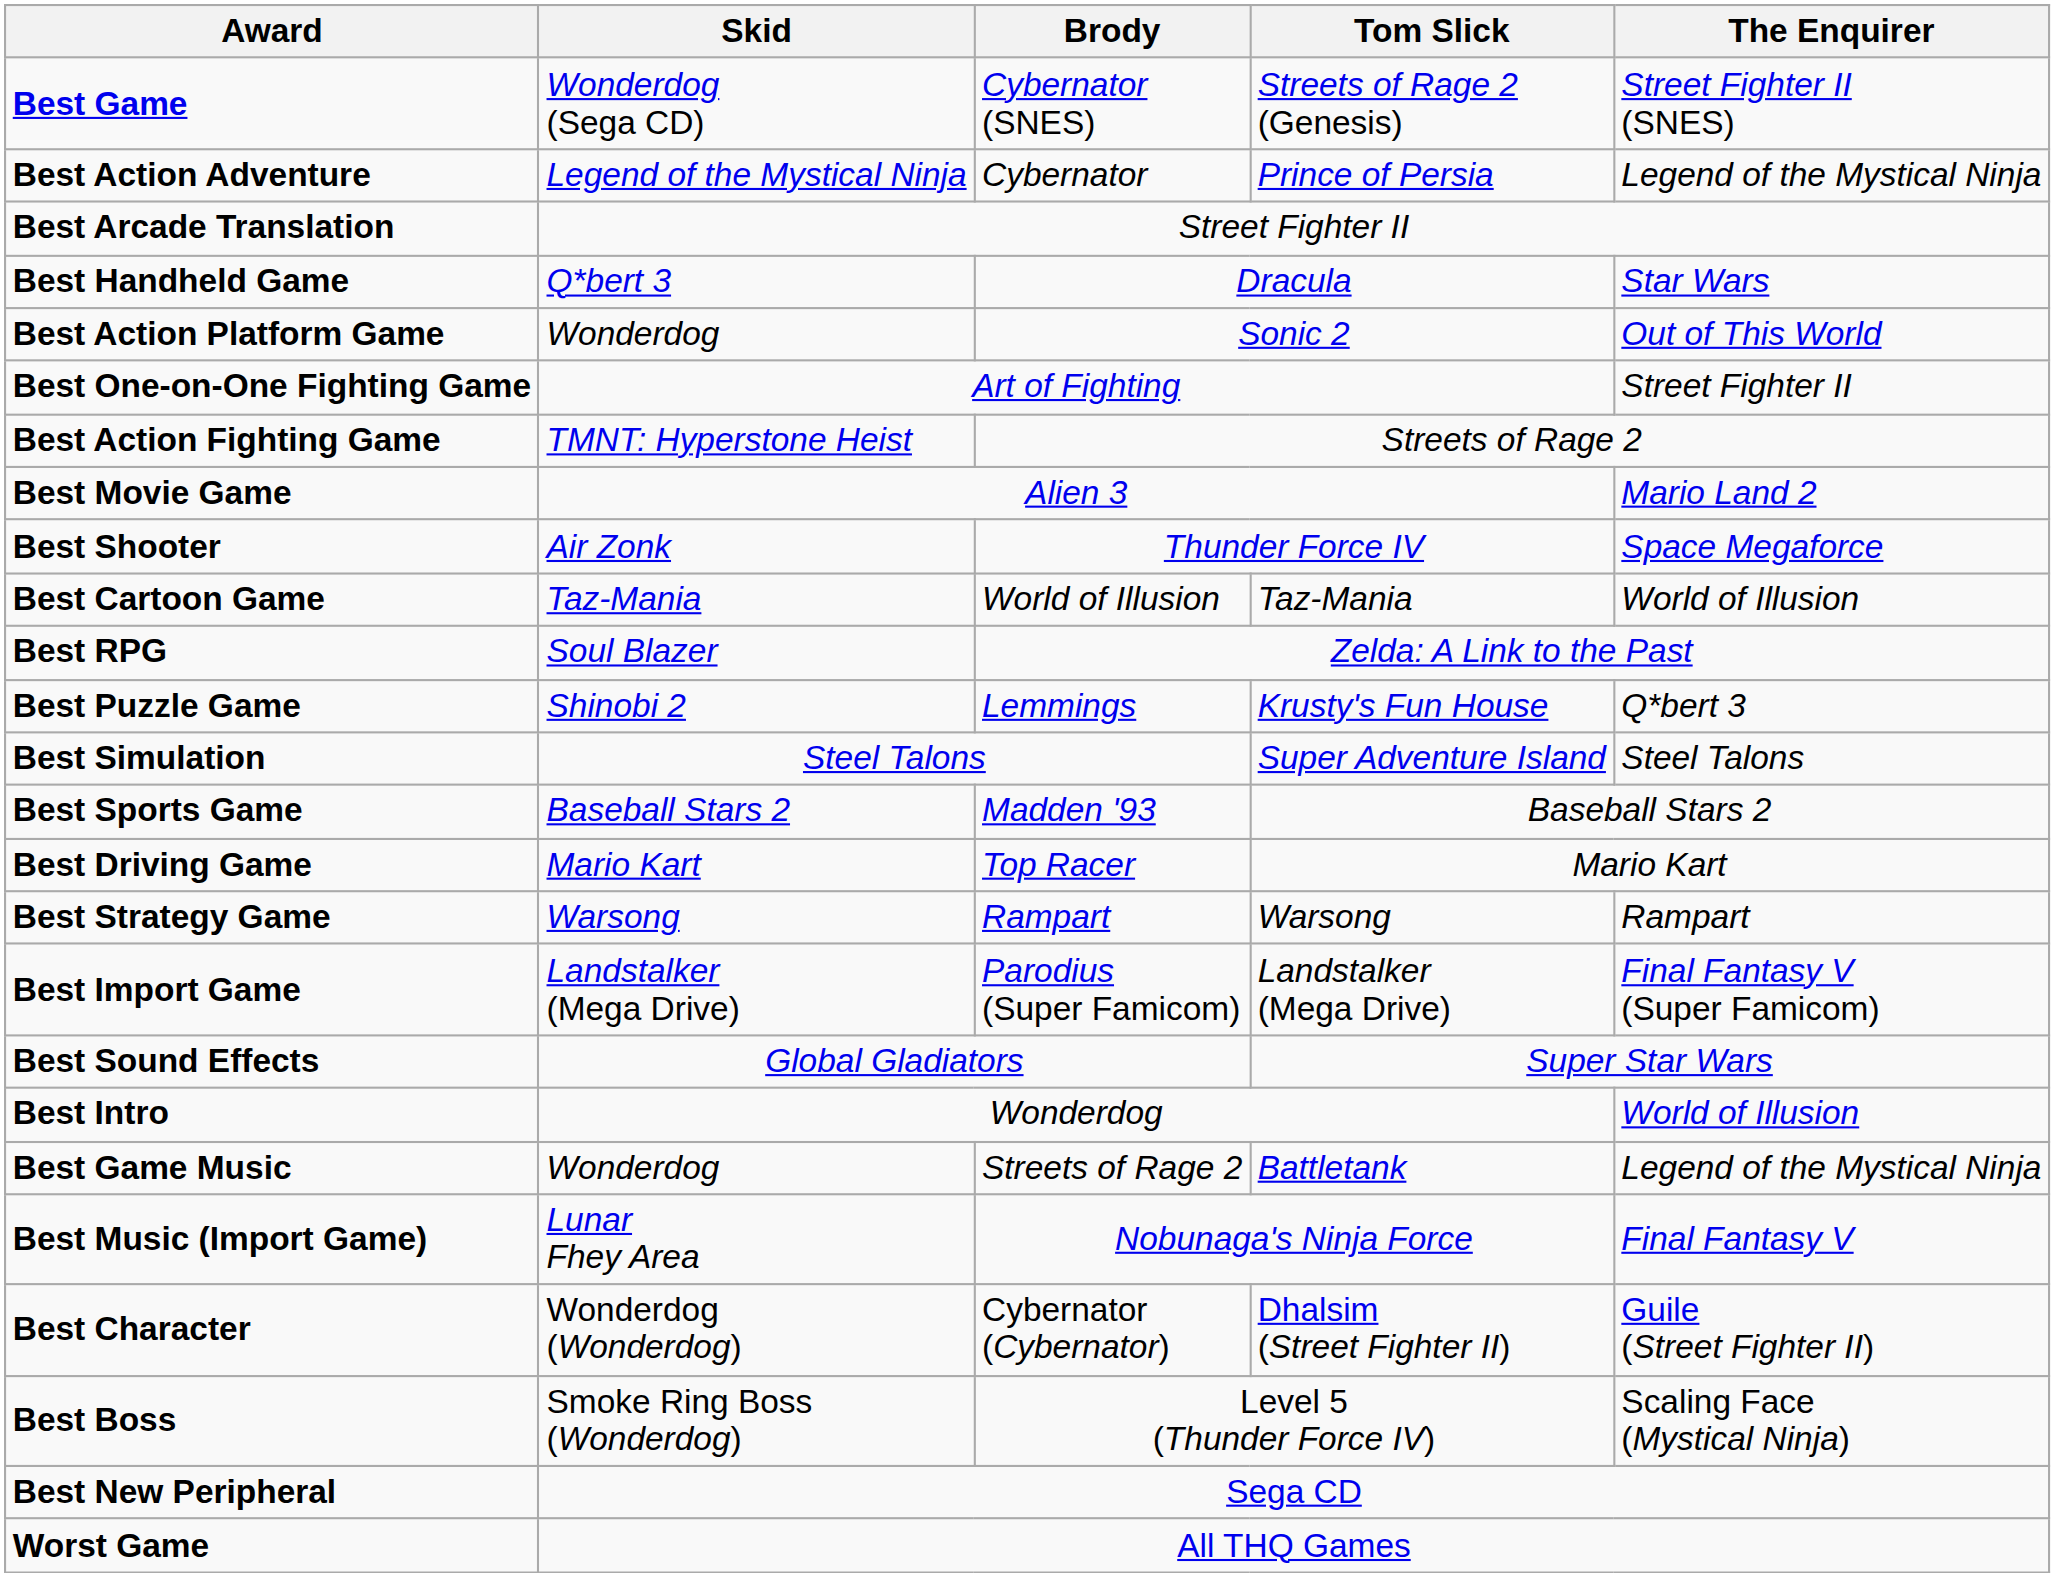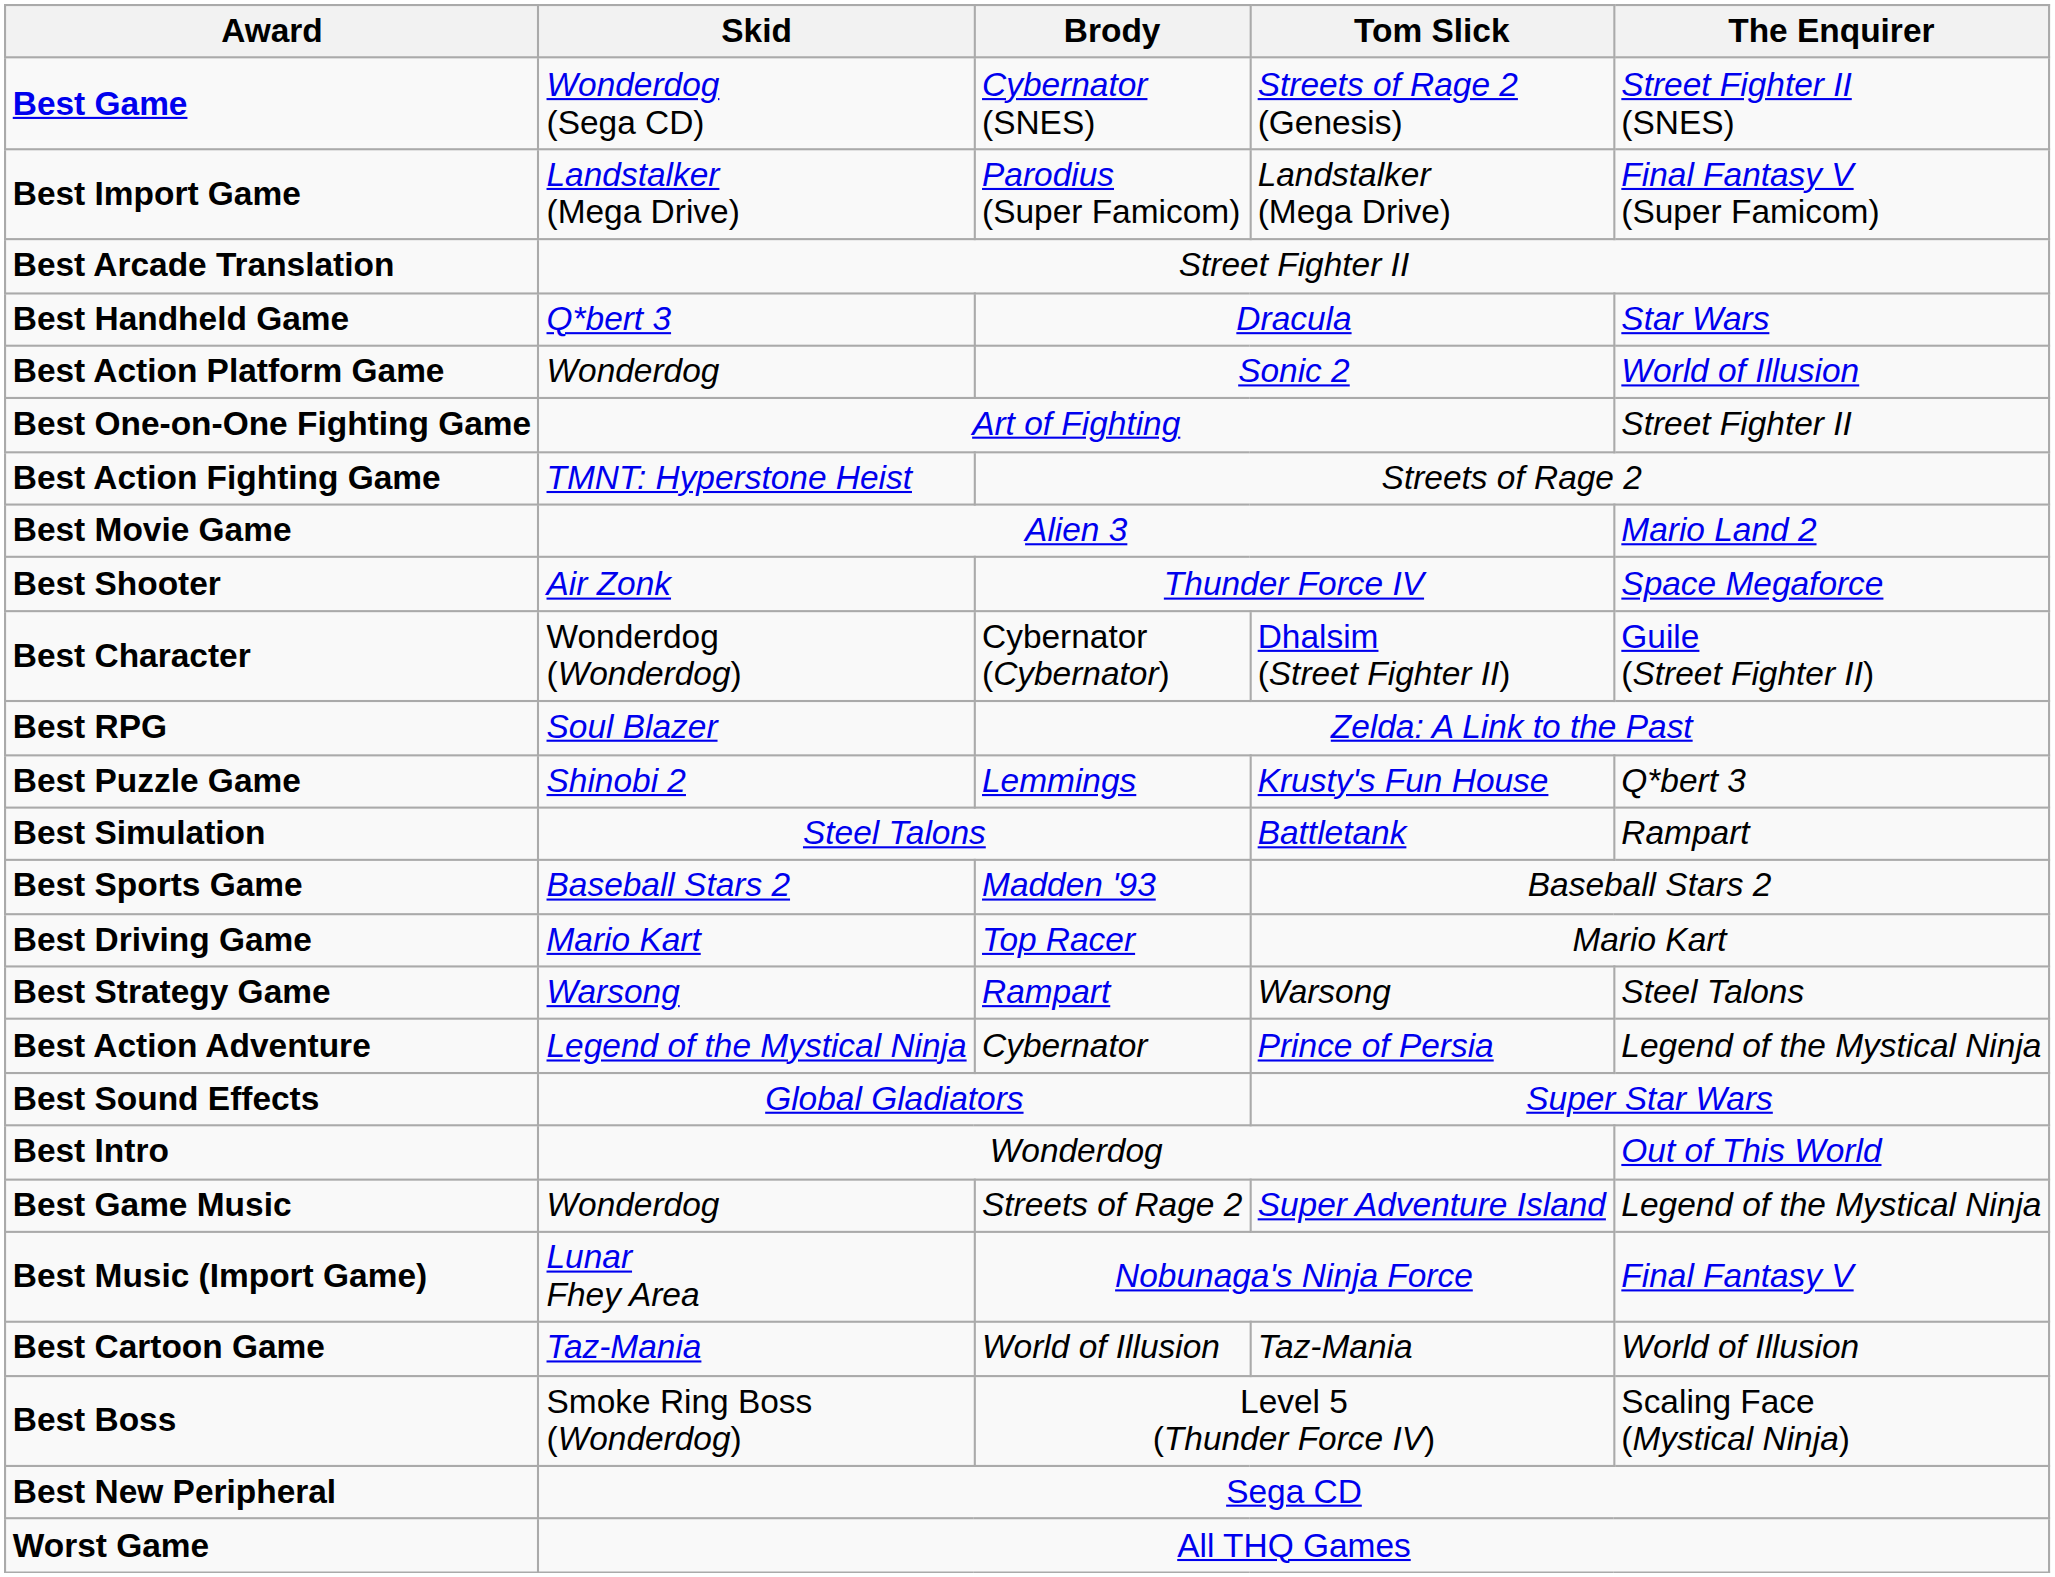rows swapped: (157, 989) <-> (192, 174)
(1751, 333) Out of This World -> (1740, 371) World of Illusion
rows swapped: (169, 598) <-> (132, 1329)
(1432, 758) Super Adventure Island -> (1332, 833) Battletank
(1713, 758) Steel Talons -> (1685, 833) Rampart
(1685, 917) Rampart -> (1713, 992) Steel Talons
(1740, 1113) World of Illusion -> (1751, 1151) Out of This World
(1332, 1166) Battletank -> (1432, 1204) Super Adventure Island
